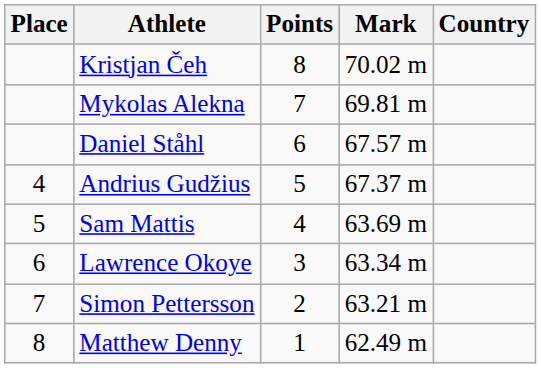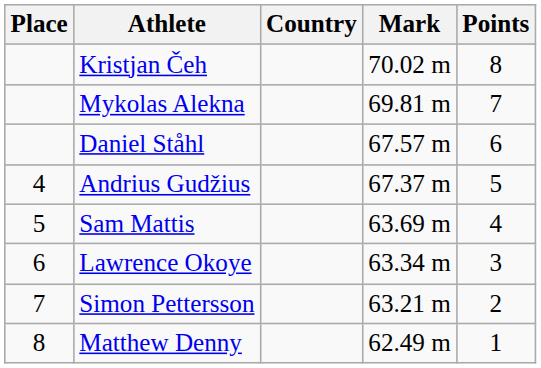columns swapped: (484, 24) <-> (300, 24)
